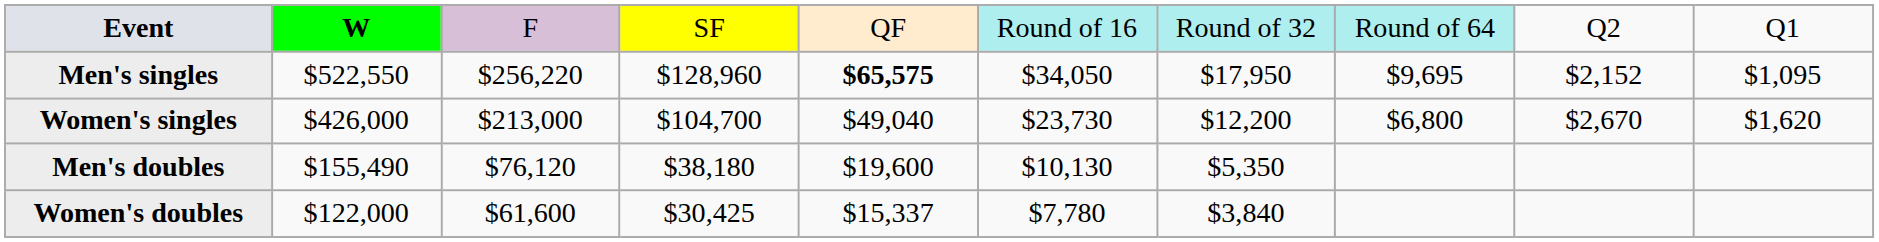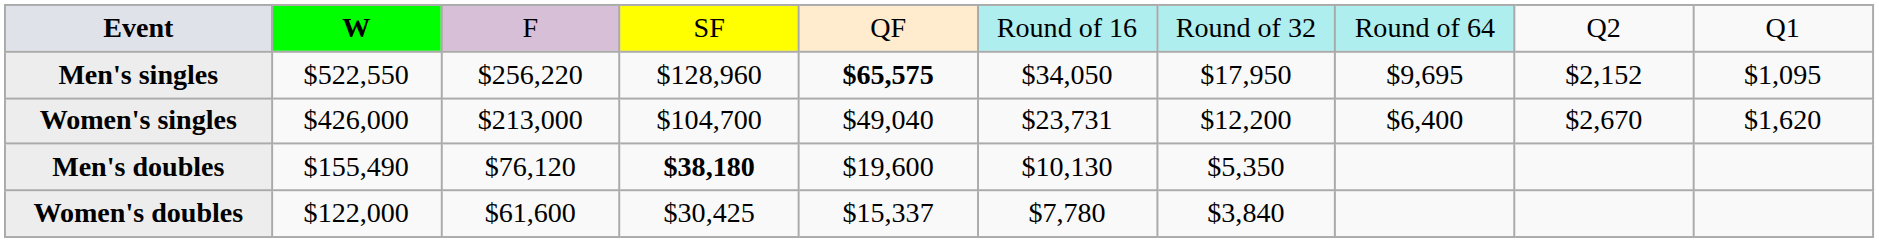(1067, 120) $23,730 -> (1067, 120) $23,731
(1425, 120) $6,800 -> (1425, 120) $6,400
(709, 166) normal -> (709, 166) bold
